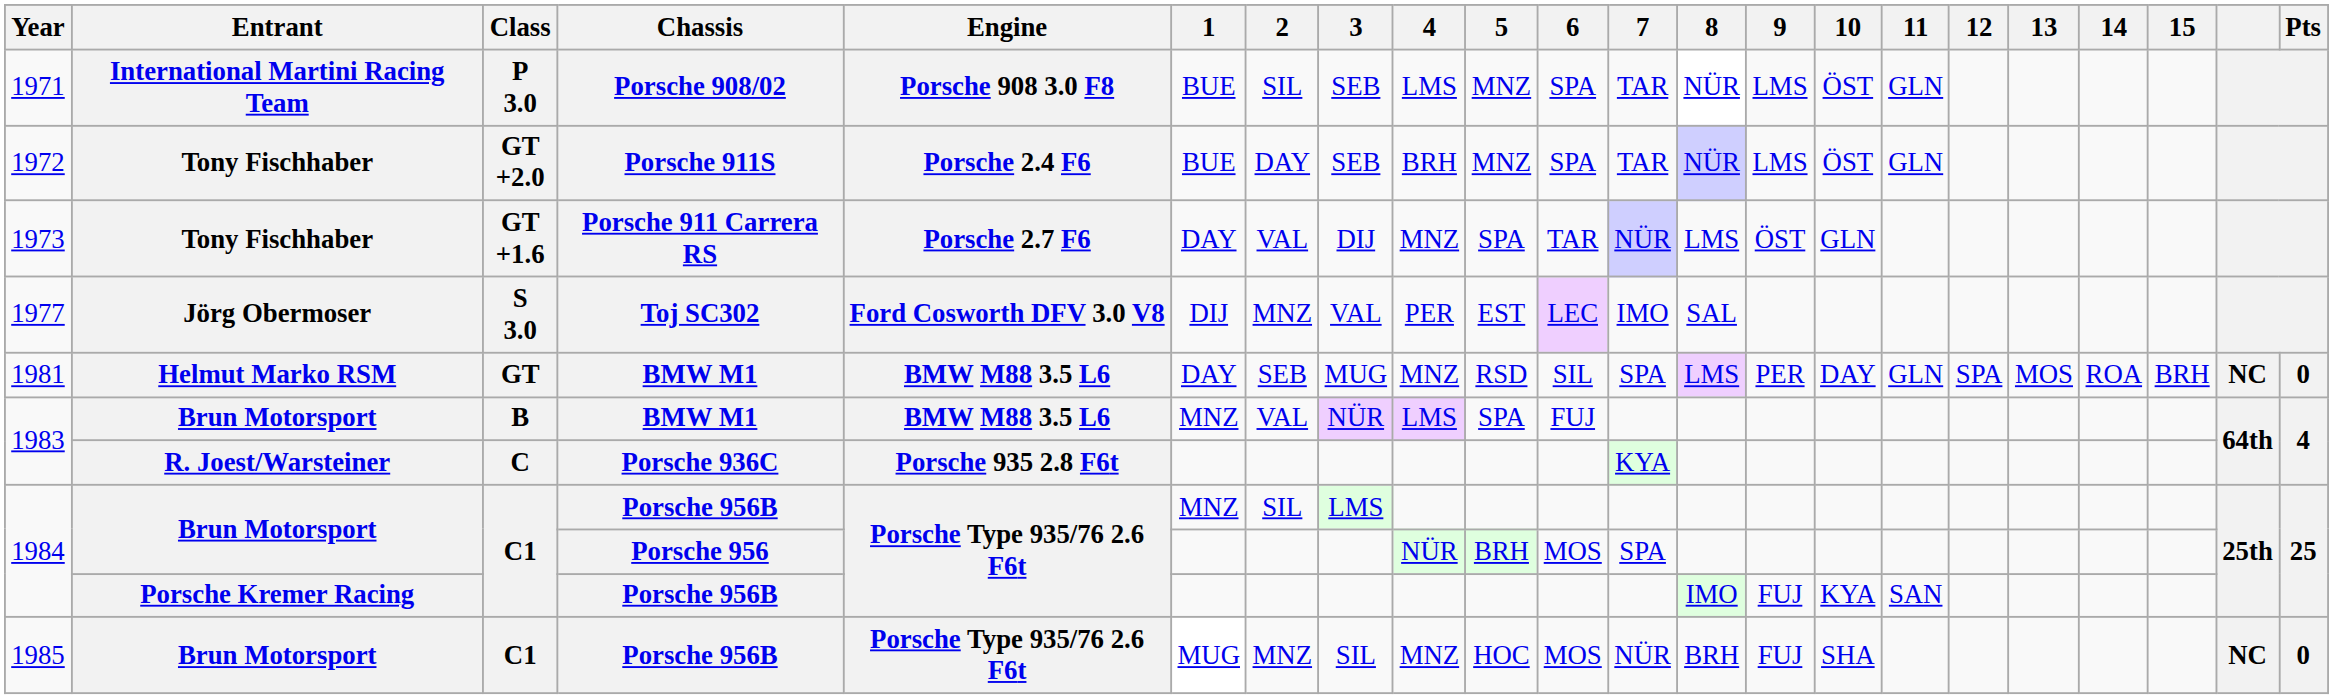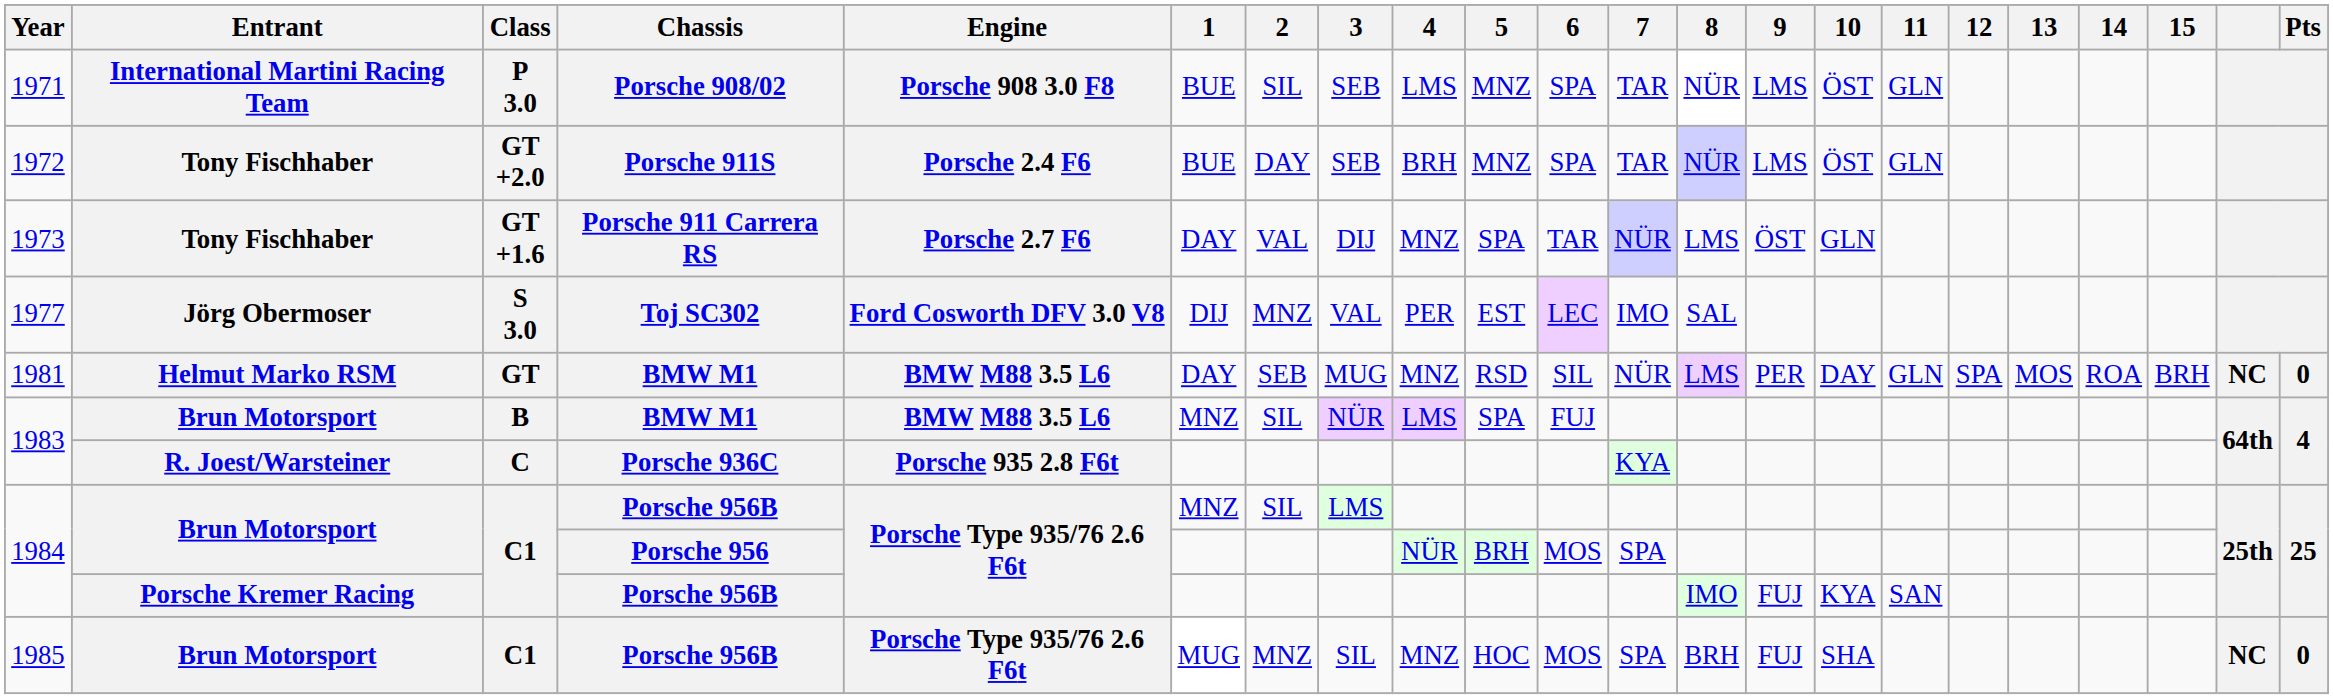(1643, 374) SPA -> (1643, 374) NÜR
(1282, 418) VAL -> (1282, 418) SIL
(1643, 655) NÜR -> (1643, 655) SPA
